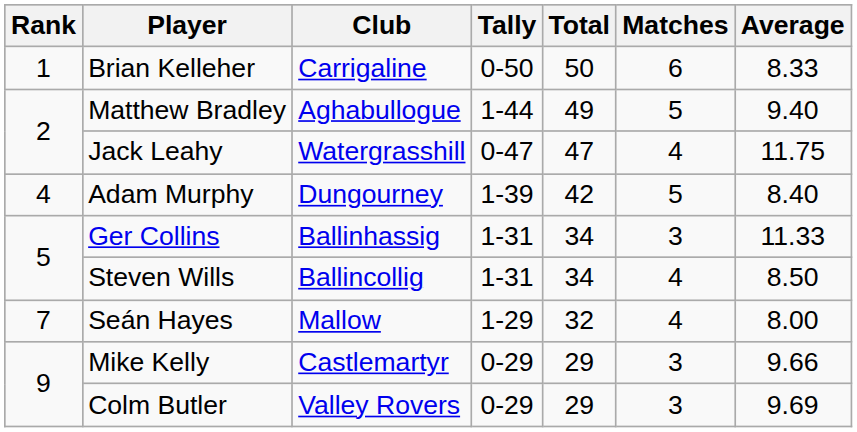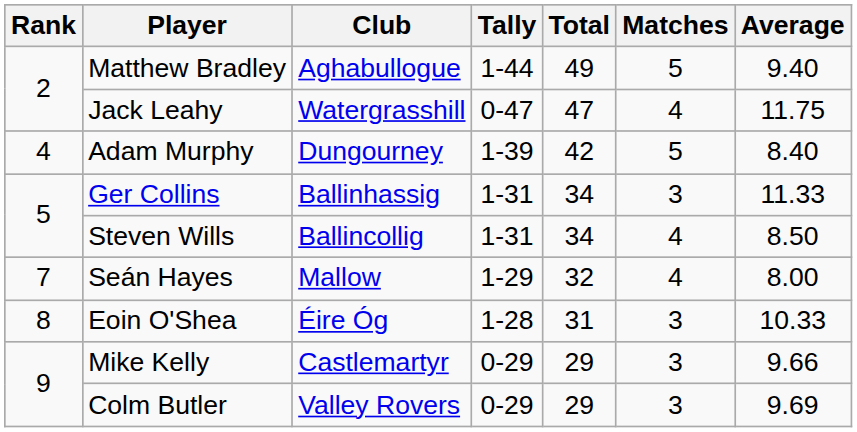- row: (172, 67)
+ row: (162, 320)
